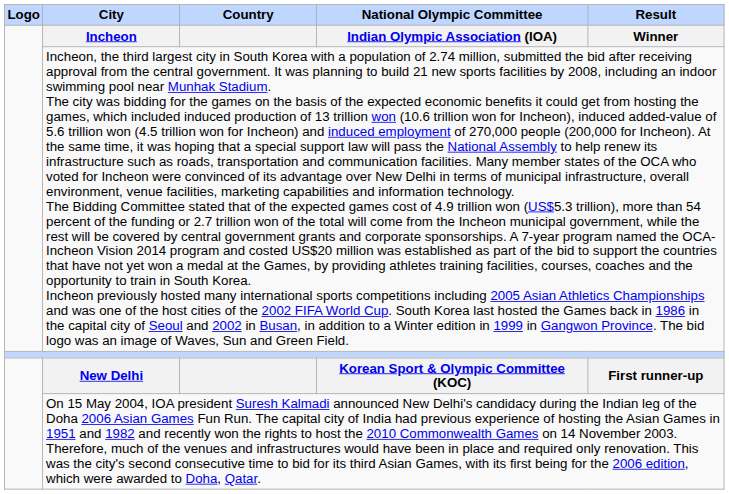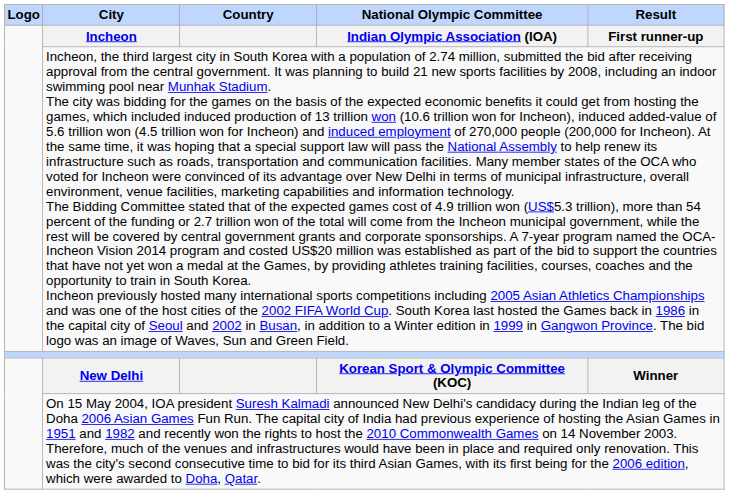(656, 36) Winner -> (656, 36) First runner-up
(656, 375) First runner-up -> (656, 375) Winner
